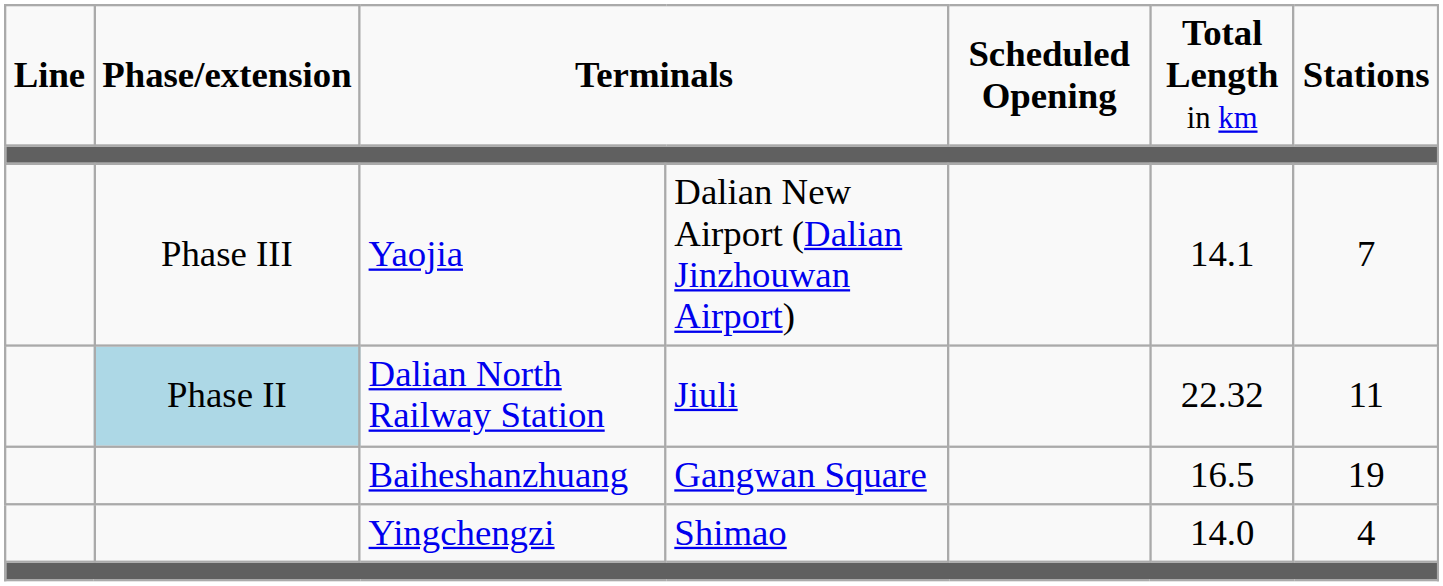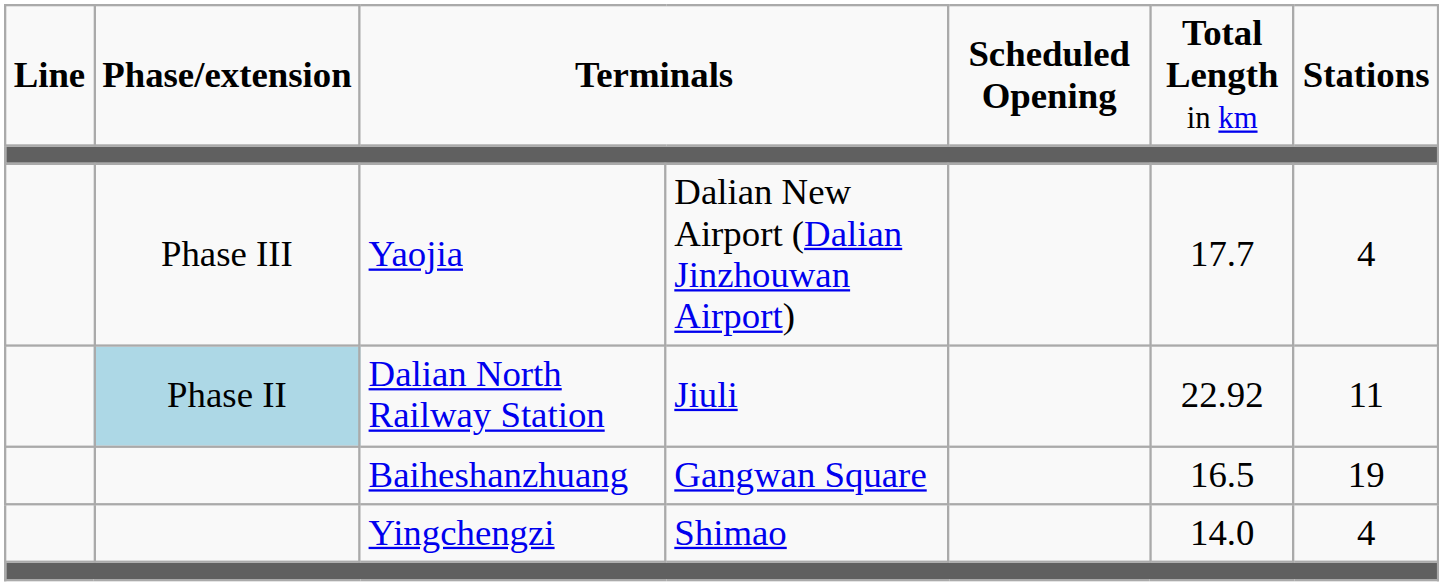(1222, 253) 14.1 -> (1222, 253) 17.7
(1366, 253) 7 -> (1366, 253) 4
(1222, 395) 22.32 -> (1222, 395) 22.92
